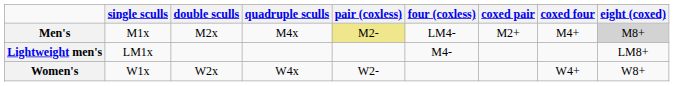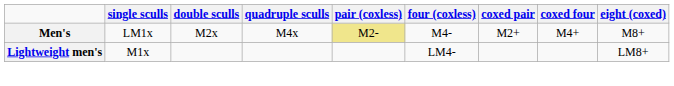(138, 33) M1x -> (138, 33) LM1x
(442, 33) LM4- -> (442, 33) M4-
(633, 33) lightgrey background -> (633, 33) no background
(138, 52) LM1x -> (138, 52) M1x
(442, 52) M4- -> (442, 52) LM4-
- row: (55, 71)
